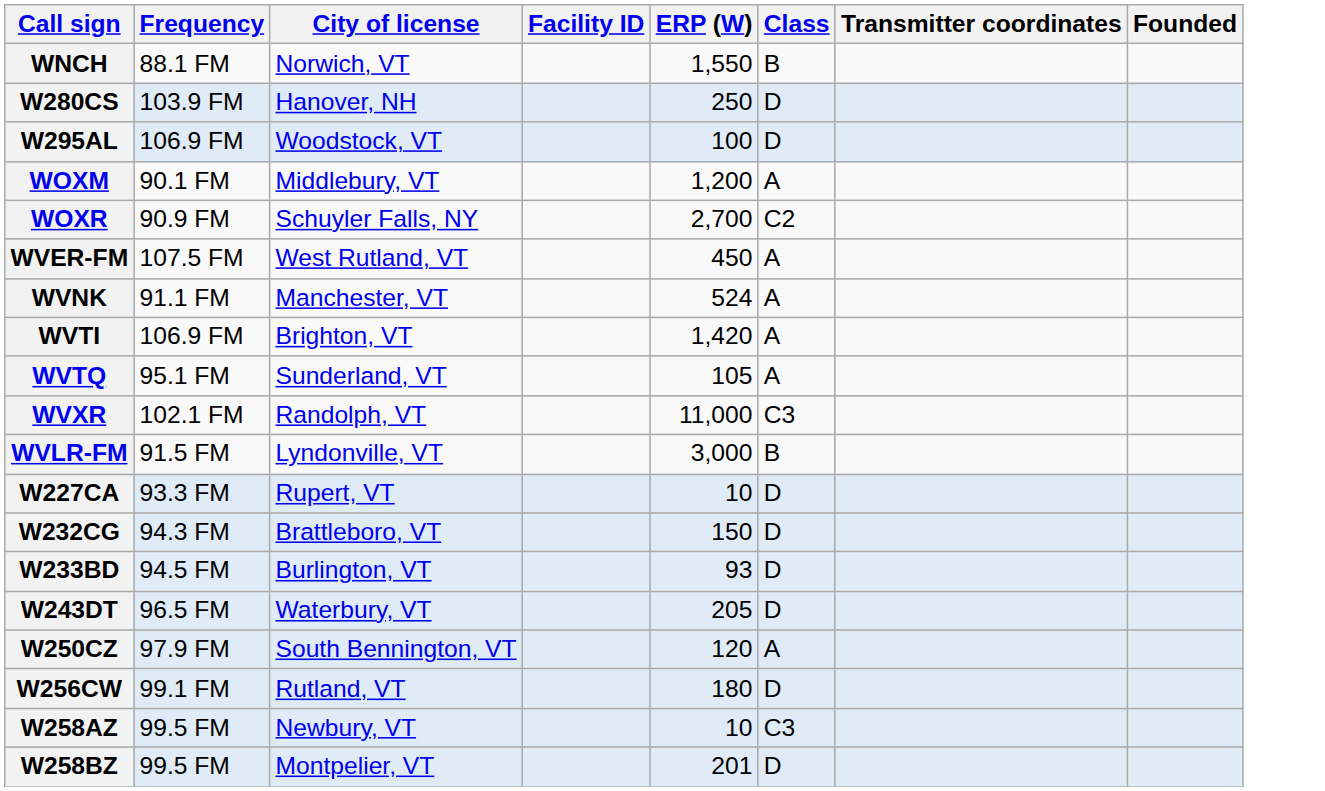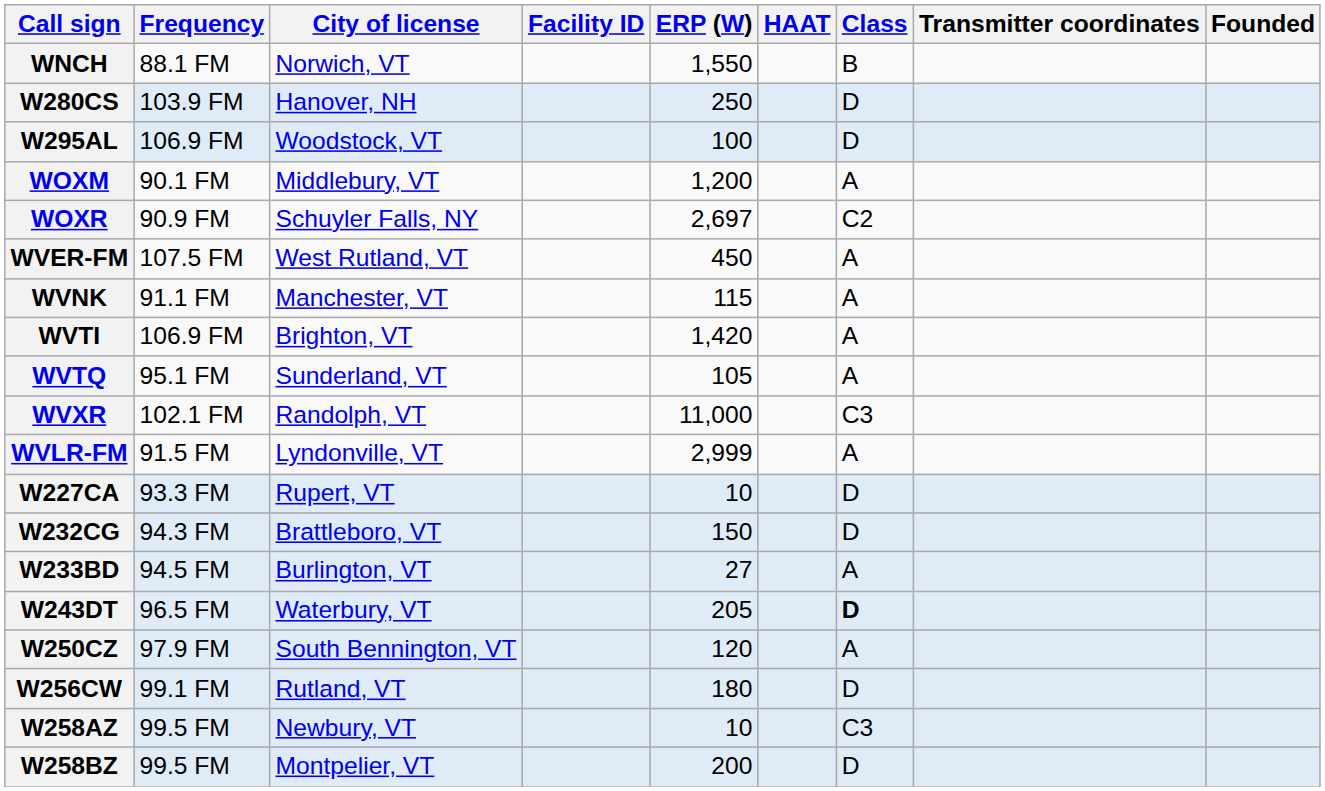+ column: (797, 24)
(722, 219) 2,700 -> (722, 219) 2,697
(732, 297) 524 -> (733, 297) 115
(722, 453) 3,000 -> (722, 453) 2,999
(772, 453) B -> (850, 453) A
(739, 571) 93 -> (739, 571) 27
(773, 571) D -> (850, 571) A
(773, 610) normal -> (851, 610) bold
(732, 766) 201 -> (732, 766) 200
